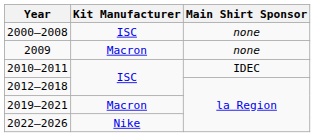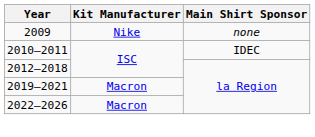- row: (37, 32)
(127, 50) Macron -> (127, 32) Nike
(127, 123) Nike -> (127, 105) Macron
